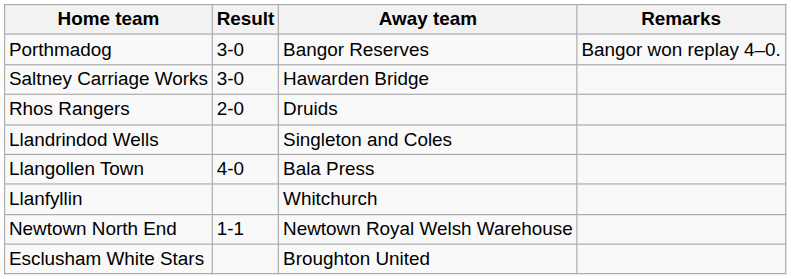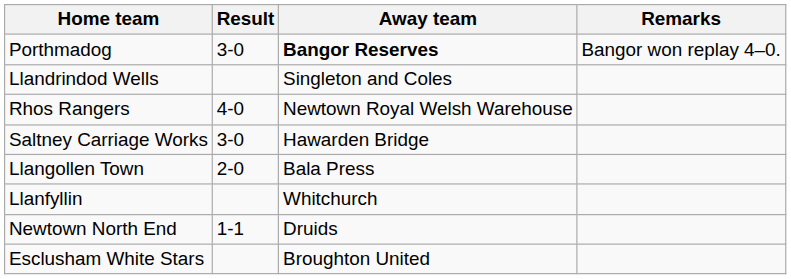(356, 49) normal -> (361, 49) bold
rows swapped: (108, 79) <-> (84, 139)
(230, 109) 2-0 -> (230, 109) 4-0
(310, 109) Druids -> (428, 109) Newtown Royal Welsh Warehouse
(230, 169) 4-0 -> (230, 169) 2-0
(428, 229) Newtown Royal Welsh Warehouse -> (310, 229) Druids
